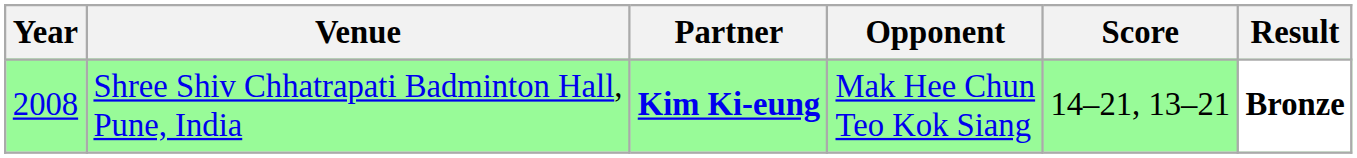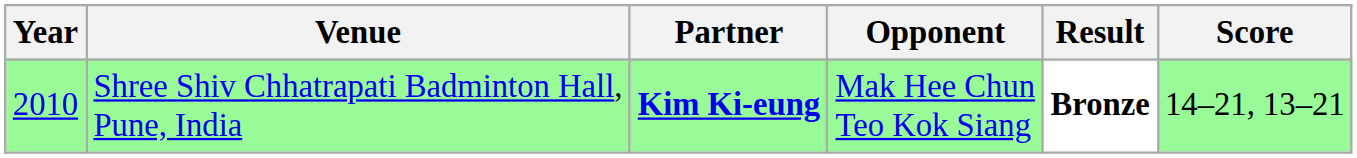columns swapped: (1140, 31) <-> (1295, 31)
(45, 105) 2008 -> (45, 105) 2010
